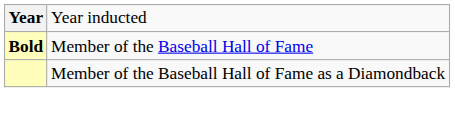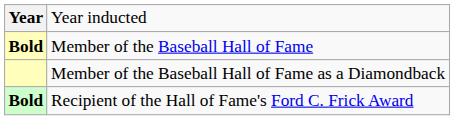+ row: (232, 100)
